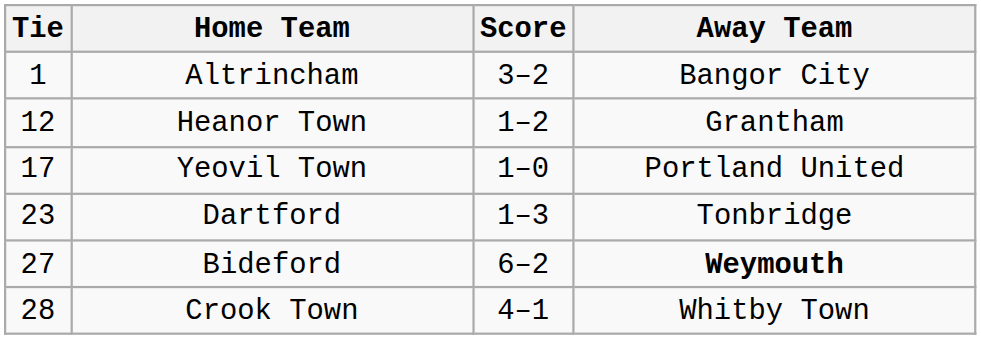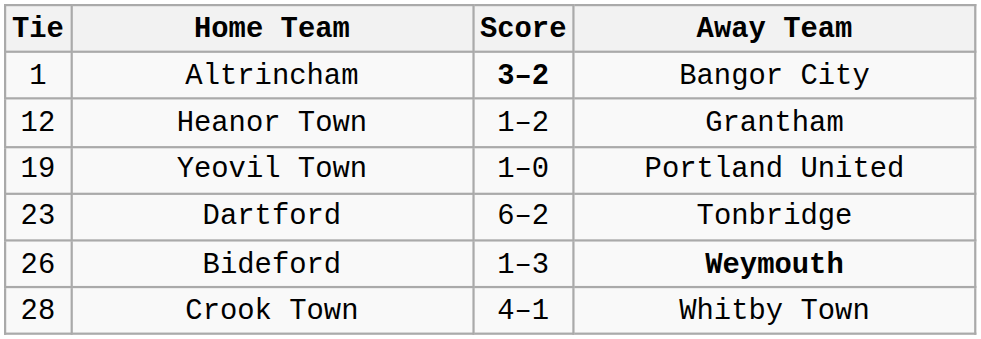(523, 76) normal -> (523, 76) bold
(38, 170) 17 -> (38, 170) 19
(523, 217) 1–3 -> (523, 217) 6–2
(38, 264) 27 -> (38, 264) 26
(523, 264) 6–2 -> (523, 264) 1–3
